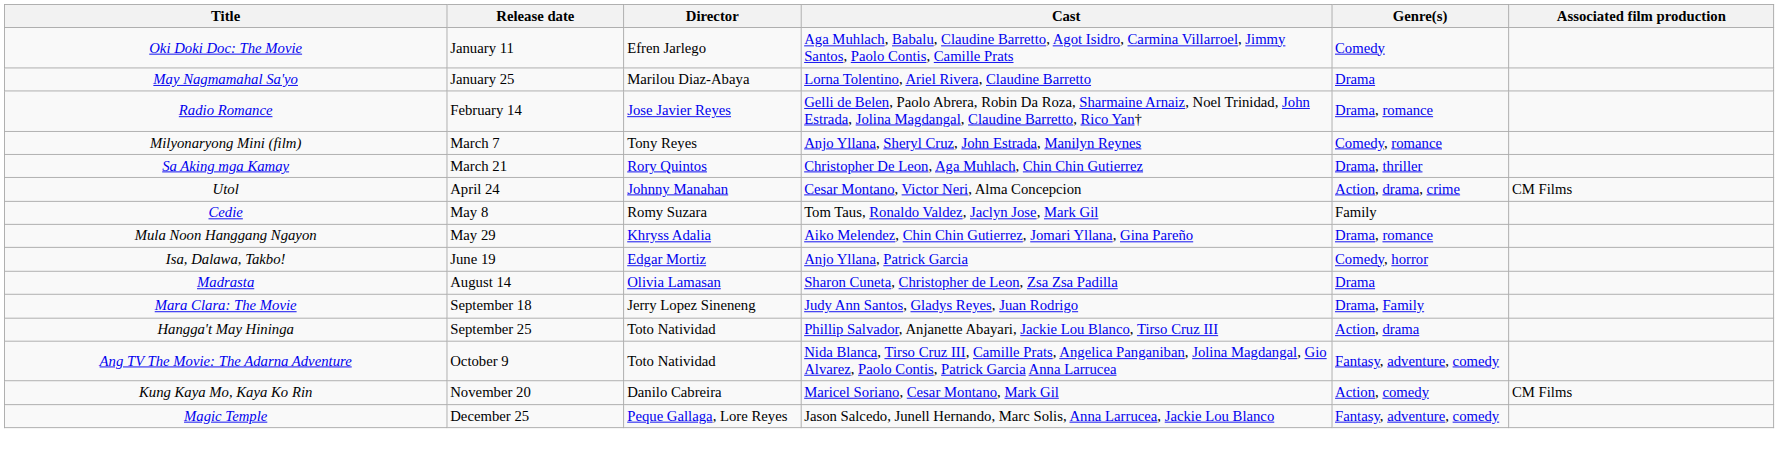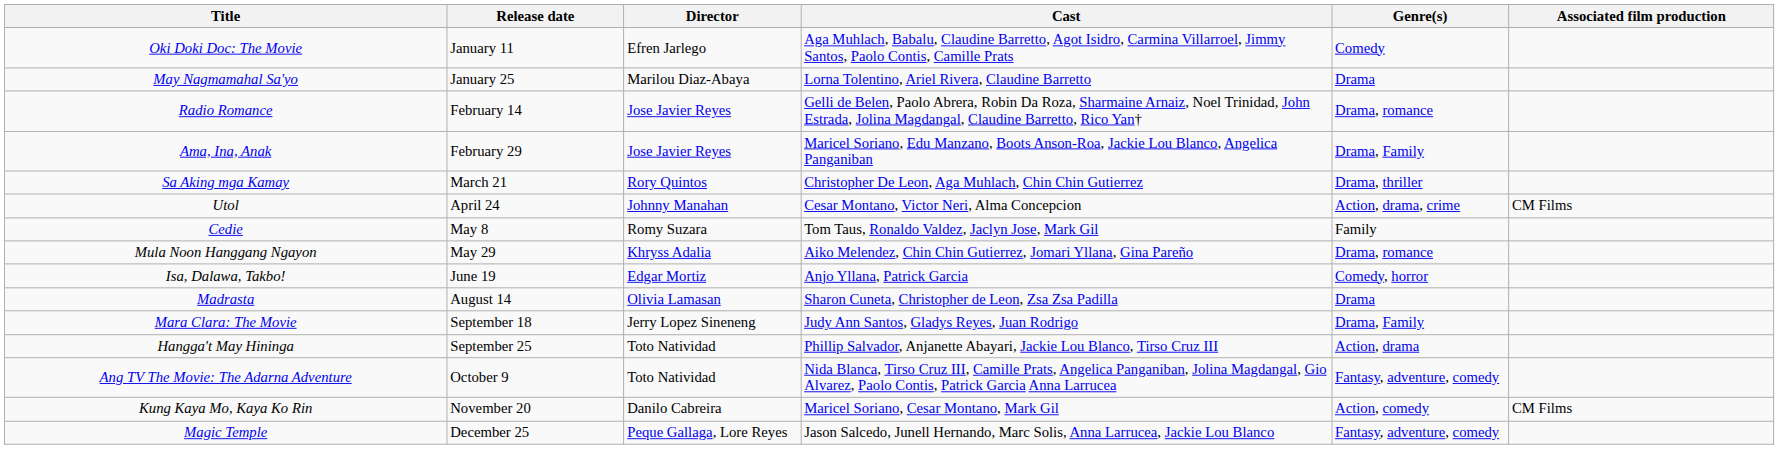+ row: (226, 150)
- row: (226, 142)
